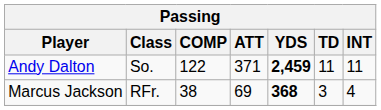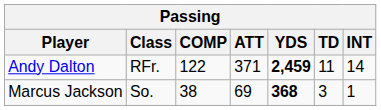(142, 67) So. -> (145, 67) RFr.
(355, 67) 11 -> (355, 67) 14
(145, 92) RFr. -> (142, 92) So.
(351, 92) 4 -> (351, 92) 1
